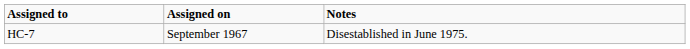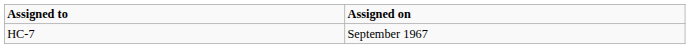- column: (341, 14)
